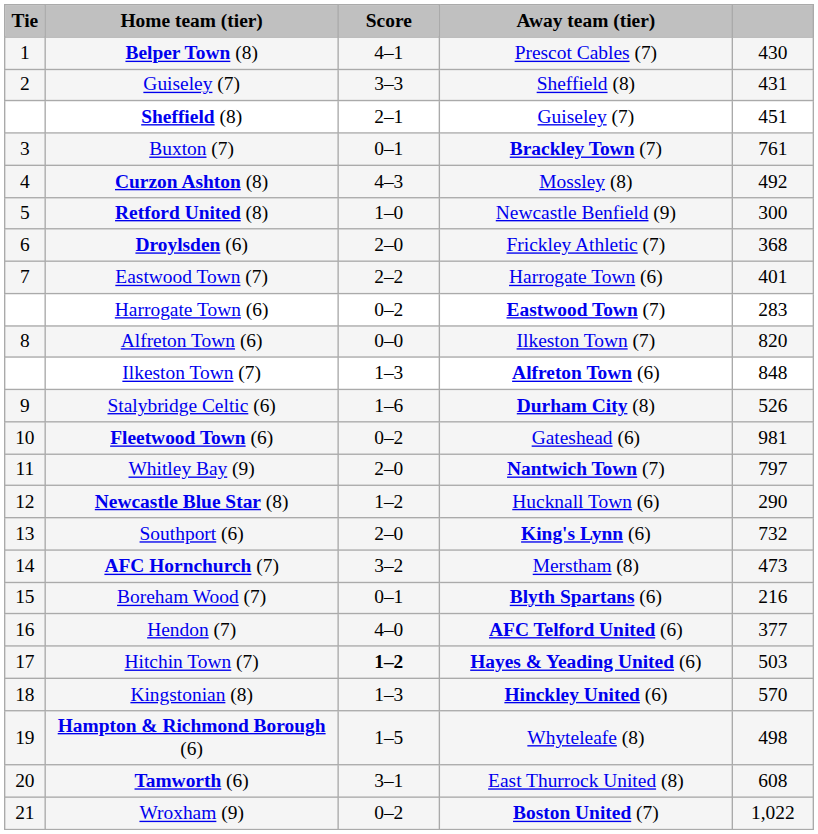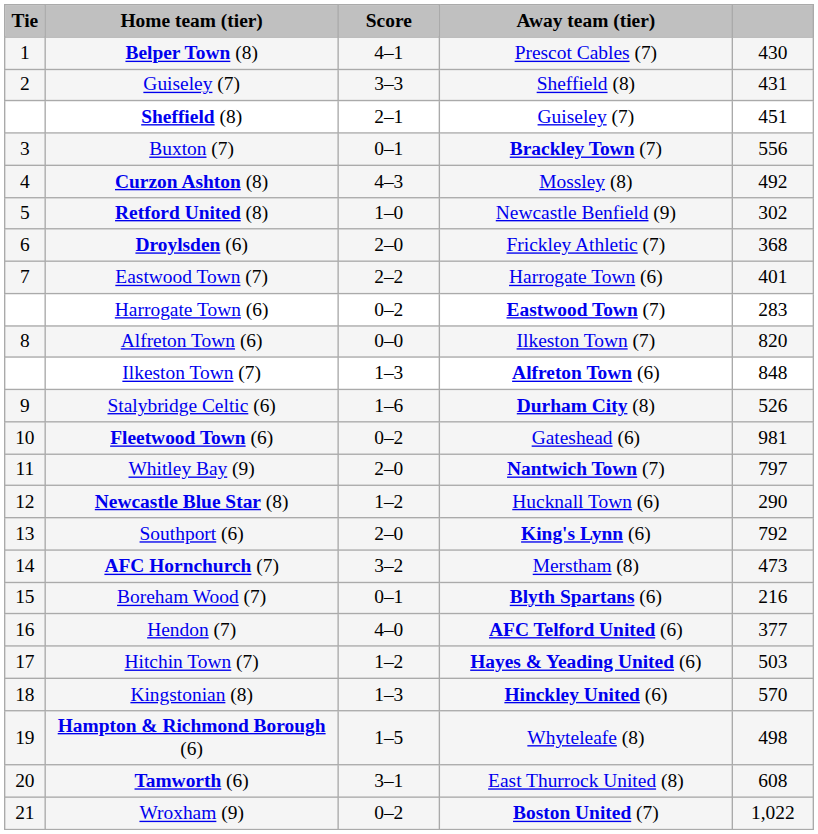(773, 149) 761 -> (773, 149) 556
(773, 213) 300 -> (773, 213) 302
(773, 533) 732 -> (773, 533) 792
(389, 662) bold -> (389, 662) normal
